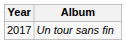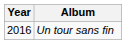(19, 30) 2017 -> (19, 30) 2016
